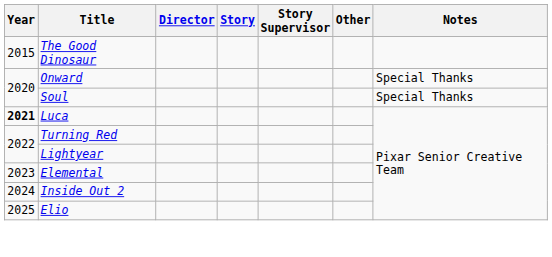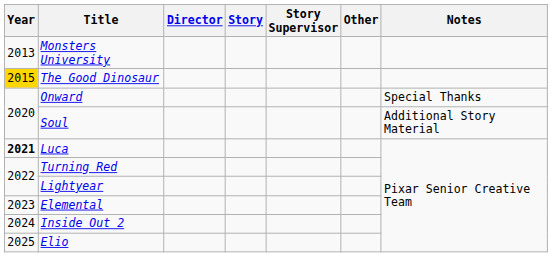+ row: (75, 53)
(21, 53) no background -> (21, 78) gold background
(425, 97) Special Thanks -> (440, 123) Additional Story Material
